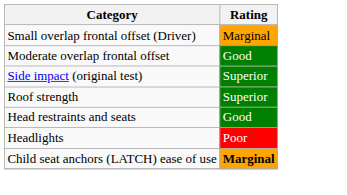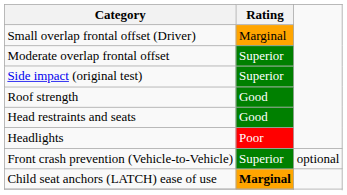(237, 55) Good -> (261, 55) Superior
(245, 96) Superior -> (253, 96) Good
+ row: (120, 158)
